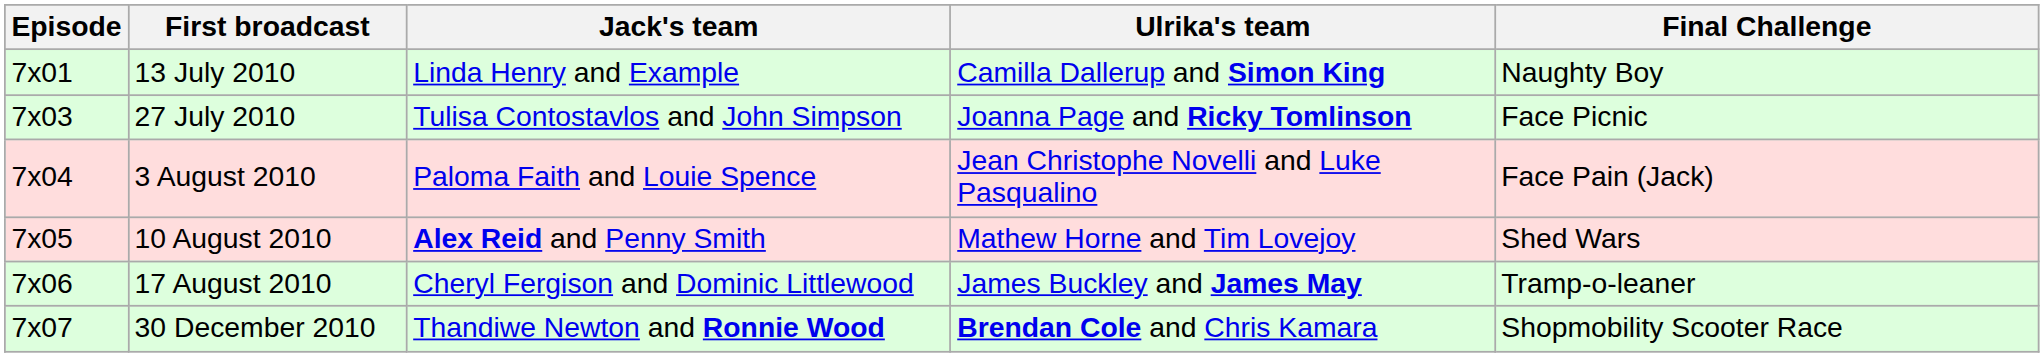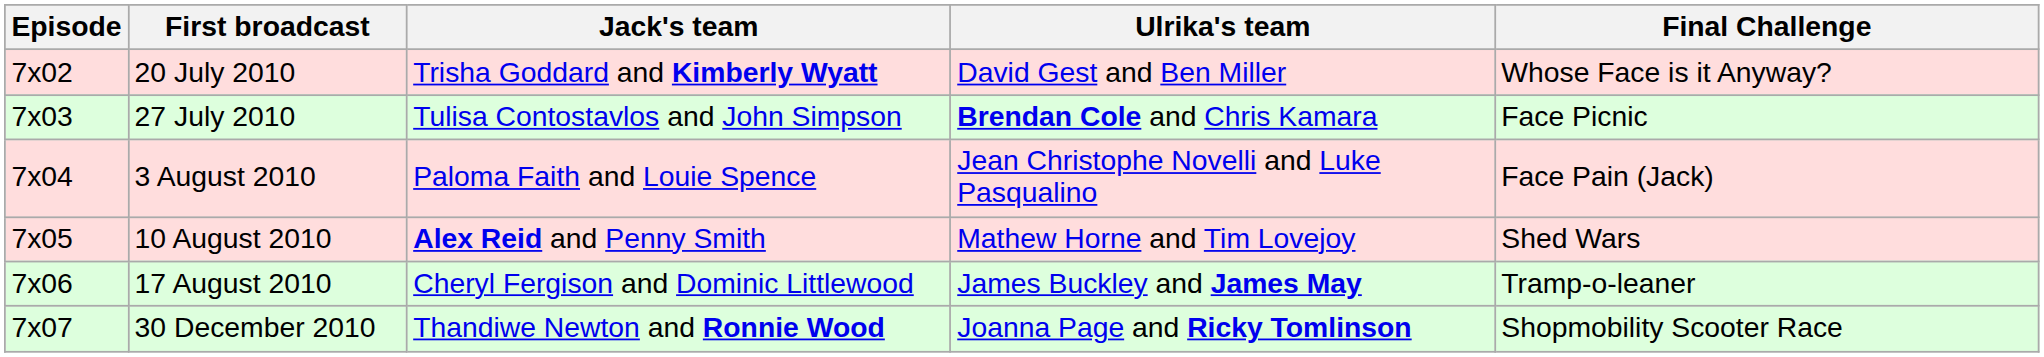- row: (215, 71)
+ row: (215, 71)
(1184, 116) Joanna Page and Ricky Tomlinson -> (1167, 116) Brendan Cole and Chris Kamara
(1167, 328) Brendan Cole and Chris Kamara -> (1184, 328) Joanna Page and Ricky Tomlinson
